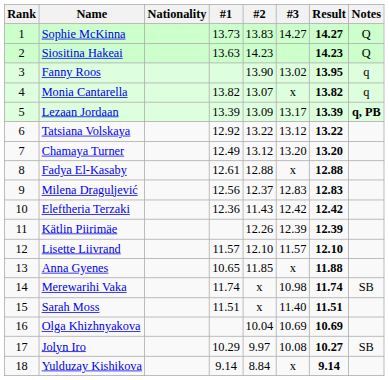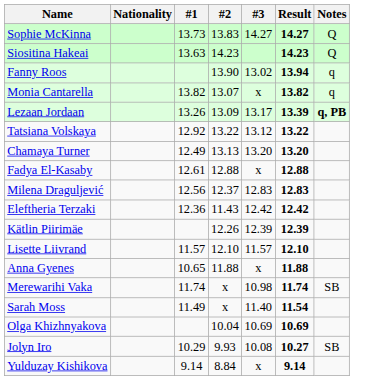- column: (22, 14)
(329, 72) 13.95 -> (295, 72) 13.94
(226, 111) 13.39 -> (192, 111) 13.26
(259, 151) 13.12 -> (225, 151) 13.13
(259, 268) 11.85 -> (225, 268) 11.88
(226, 307) 11.51 -> (192, 307) 11.49
(329, 307) 11.51 -> (295, 307) 11.54
(259, 346) 9.97 -> (225, 346) 9.93
